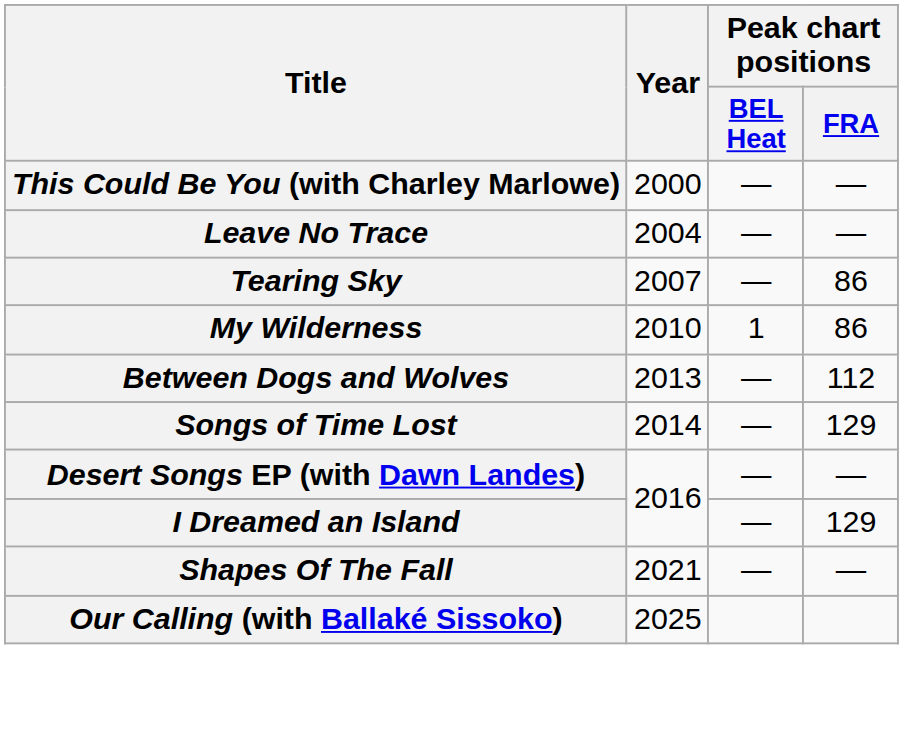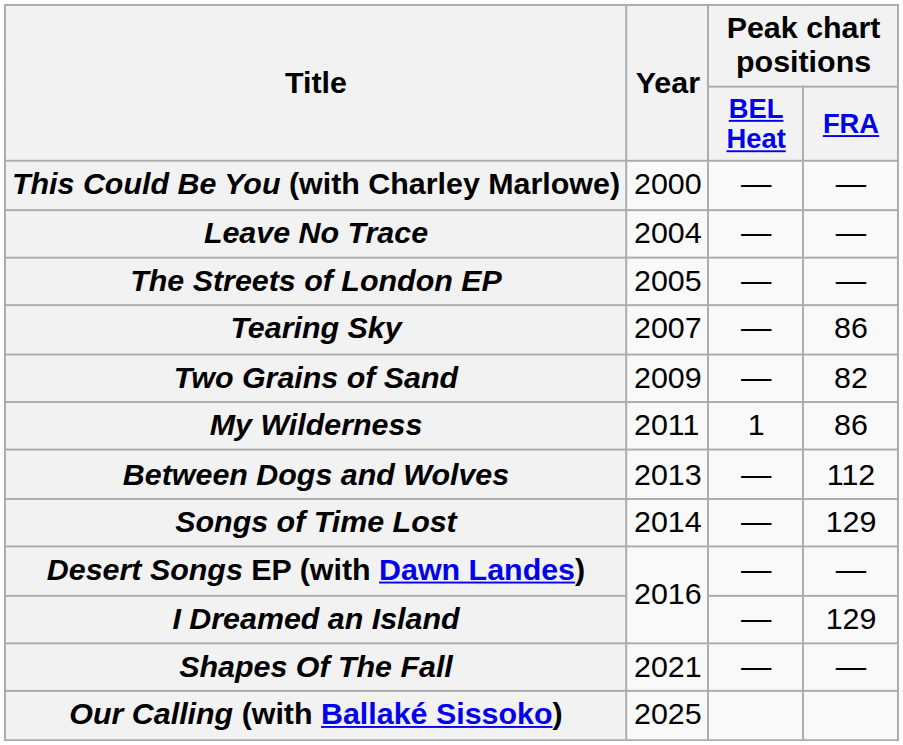+ row: (316, 281)
+ row: (316, 377)
(668, 329) 2010 -> (667, 425) 2011
